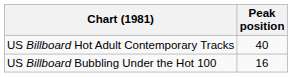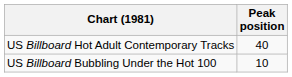(262, 63) 16 -> (262, 63) 10
